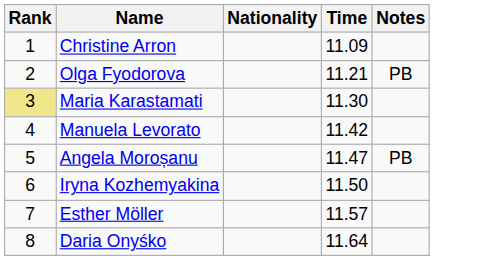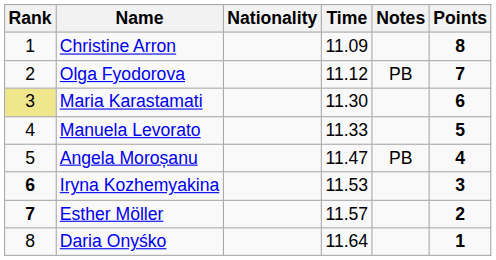+ column: (460, 18)
(347, 74) 11.21 -> (347, 74) 11.12
(347, 130) 11.42 -> (347, 130) 11.33
(30, 185) normal -> (30, 185) bold
(347, 185) 11.50 -> (347, 185) 11.53
(30, 213) normal -> (30, 213) bold
